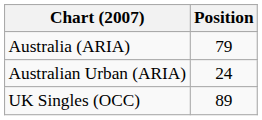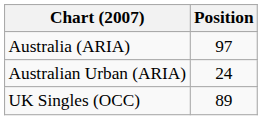(224, 45) 79 -> (224, 45) 97
